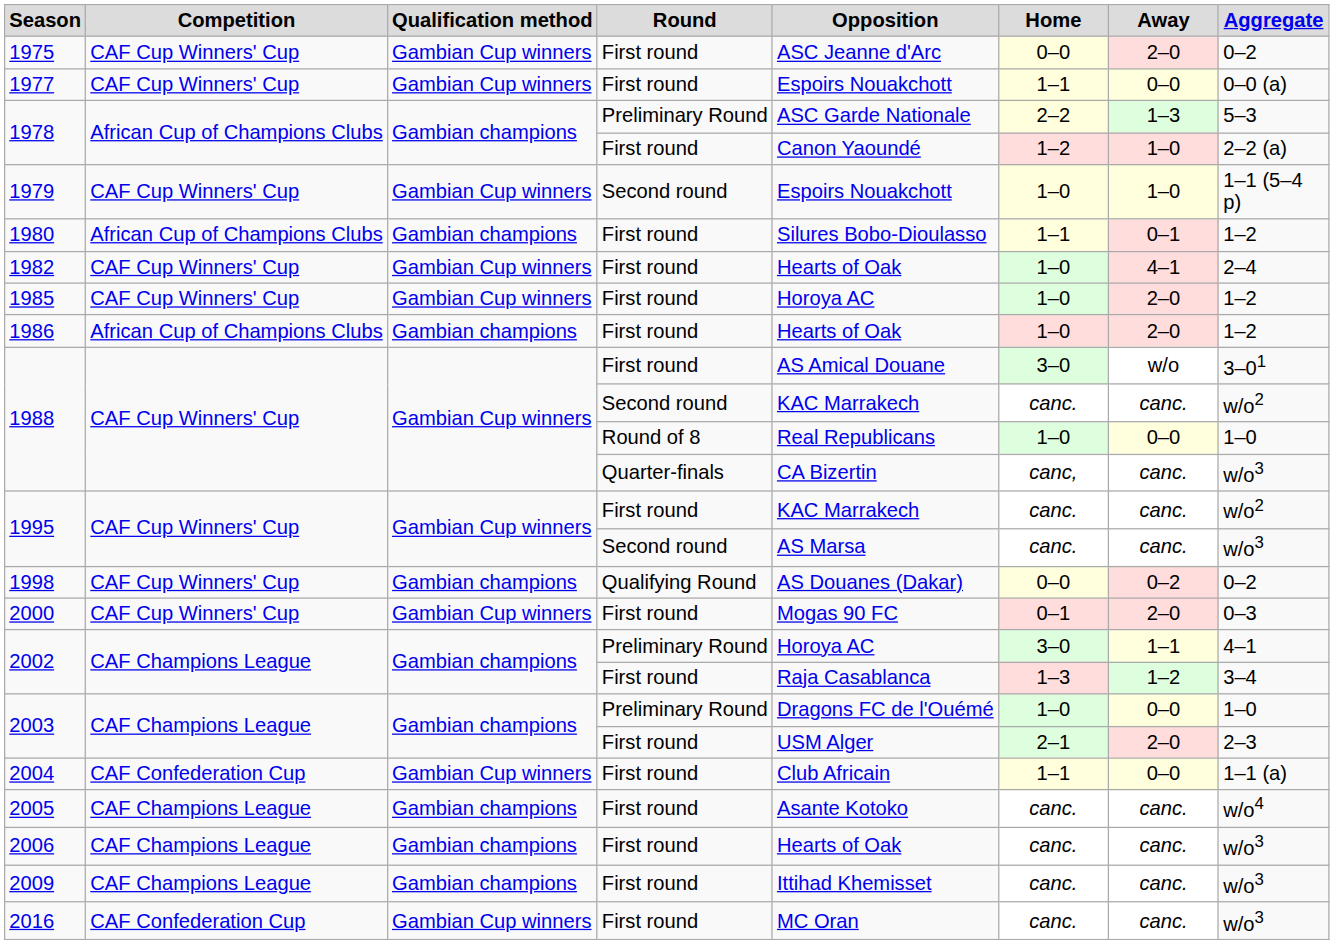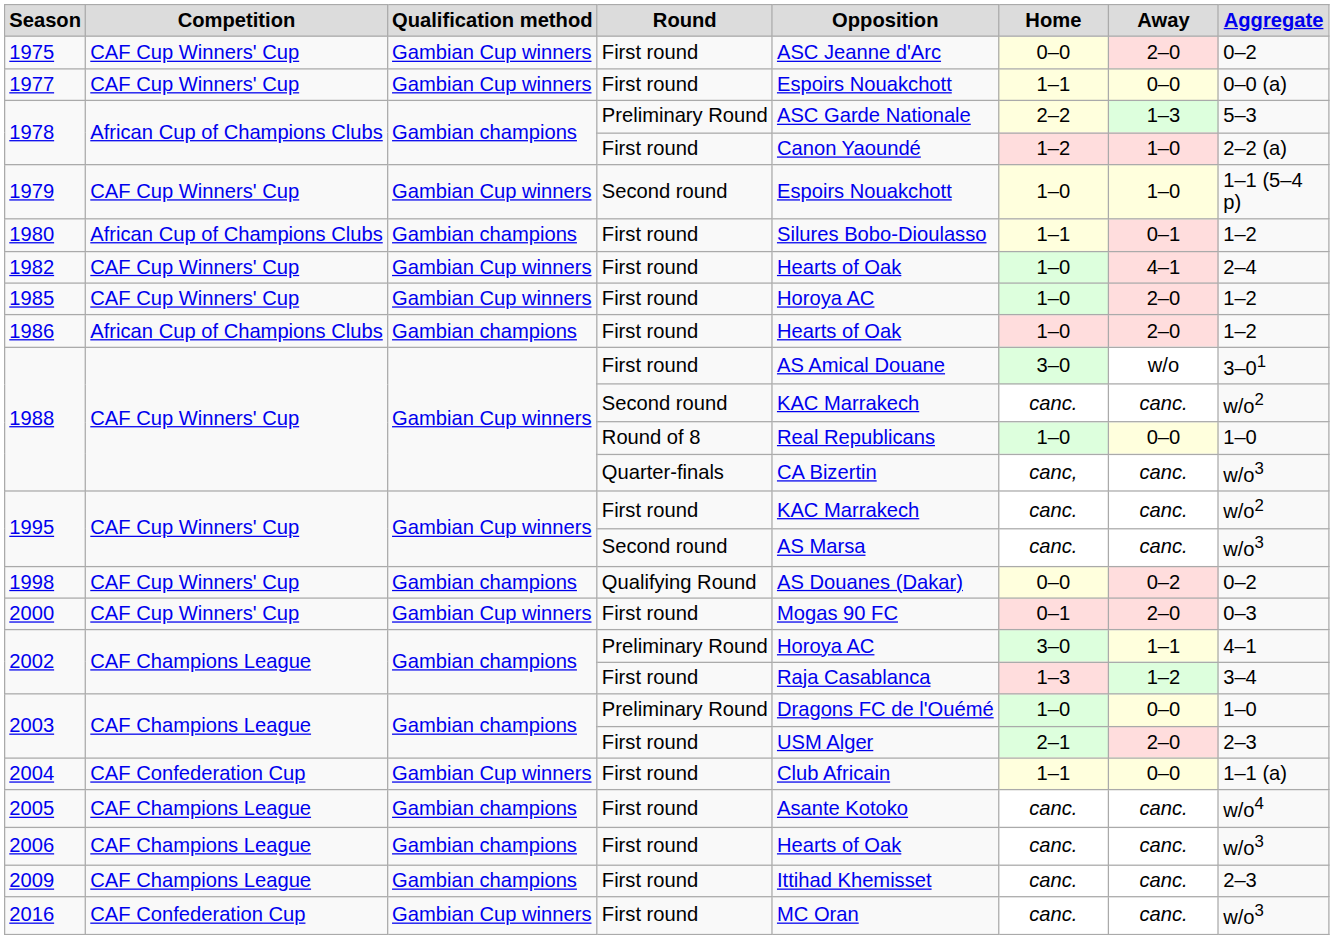(1244, 883) w/o3 -> (1240, 880) 2–3
